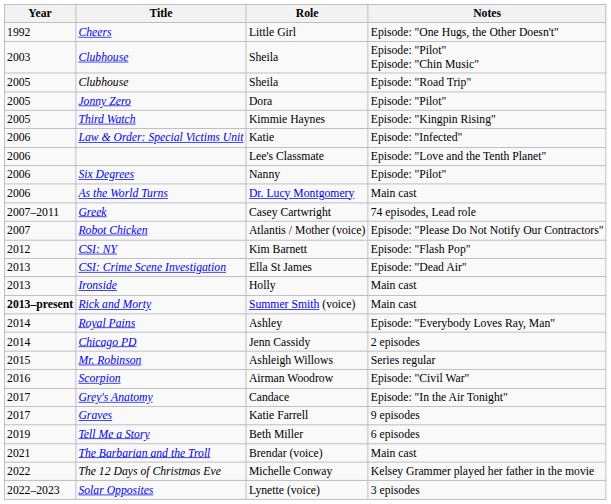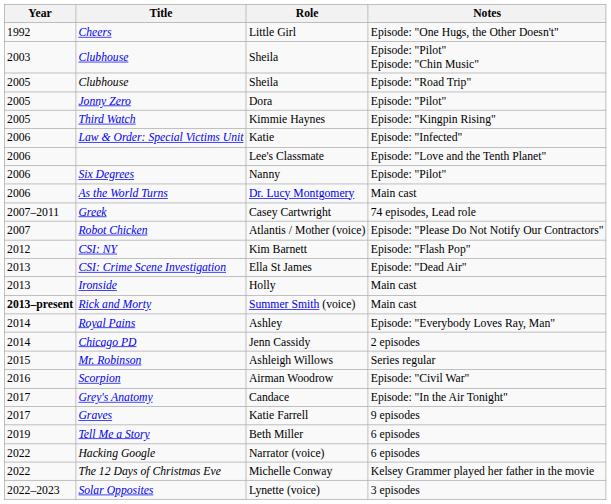- row: (144, 452)
+ row: (117, 452)
